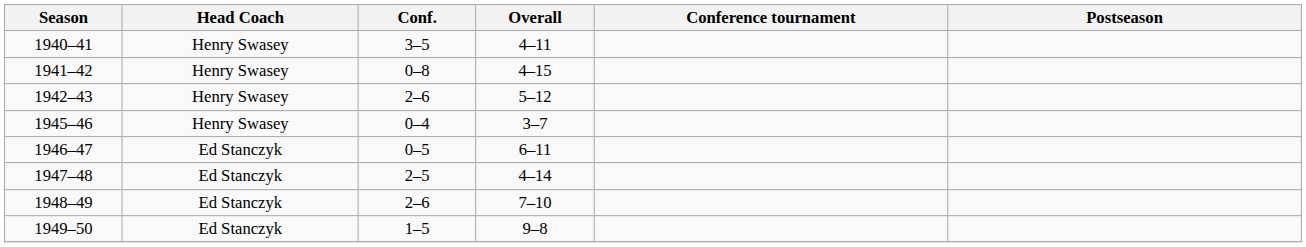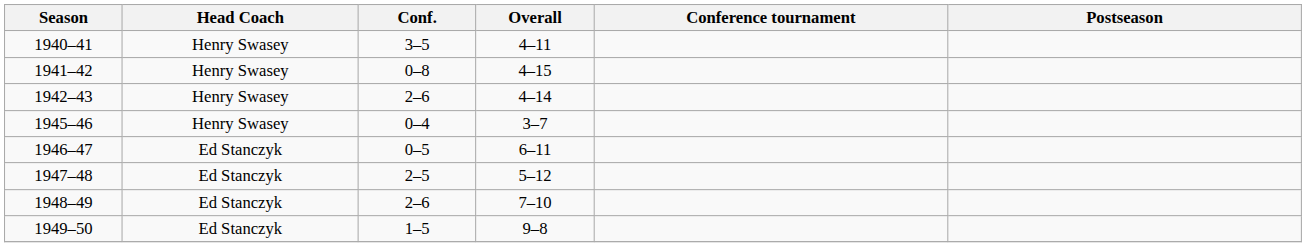(535, 96) 5–12 -> (535, 96) 4–14
(535, 176) 4–14 -> (535, 176) 5–12
